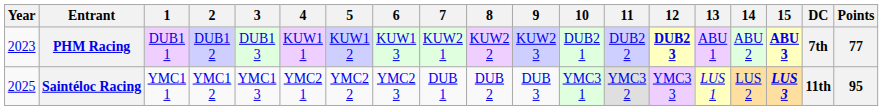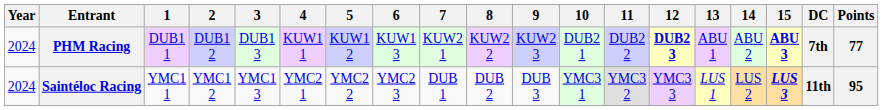(22, 46) 2023 -> (22, 46) 2024
(22, 85) 2025 -> (22, 85) 2024
